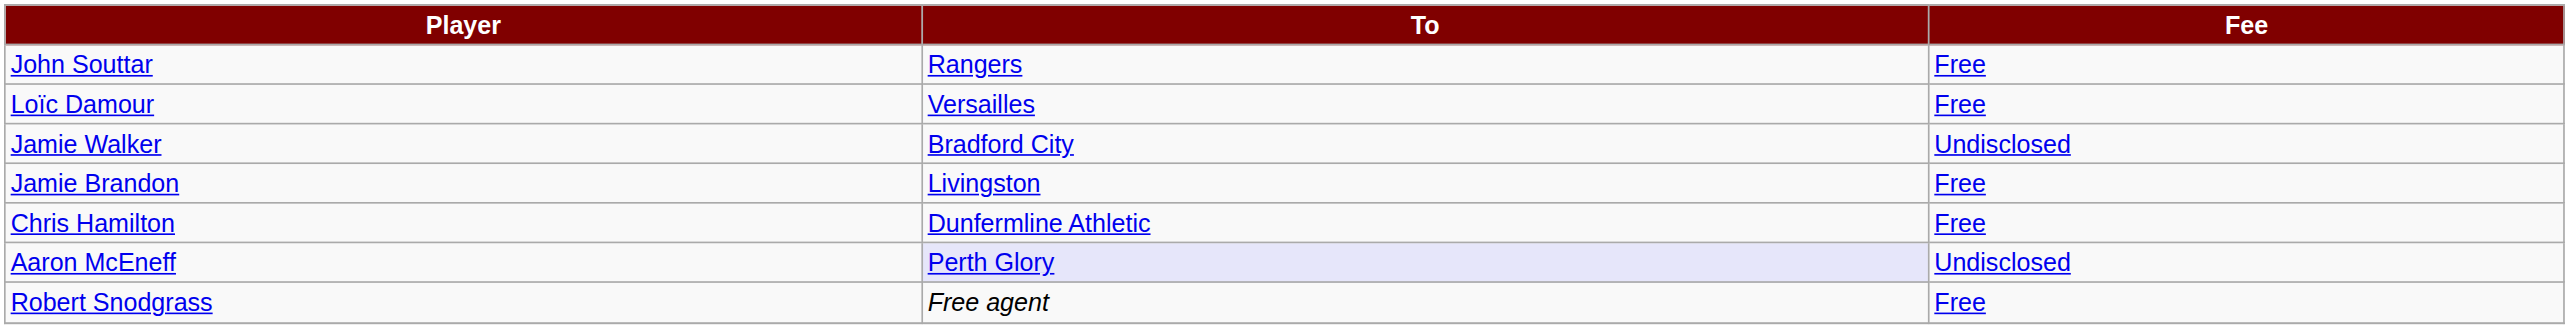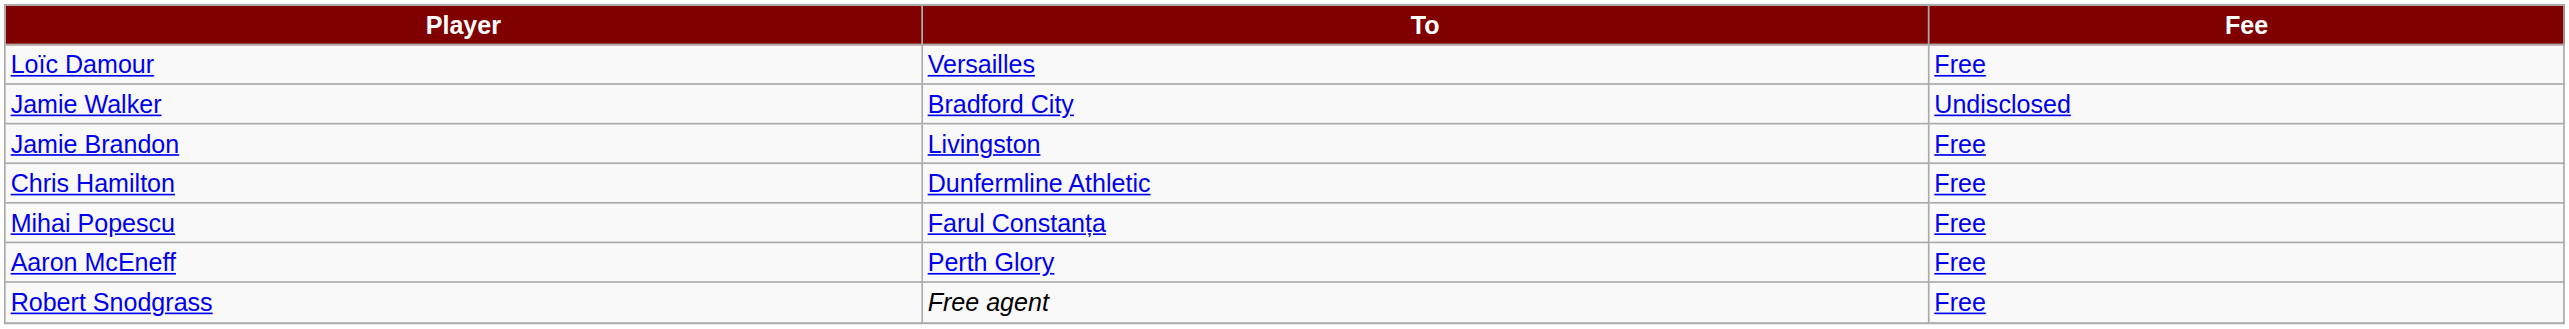- row: (82, 65)
+ row: (93, 223)
(991, 263) lavender background -> (991, 263) no background
(2003, 263) Undisclosed -> (1960, 263) Free
